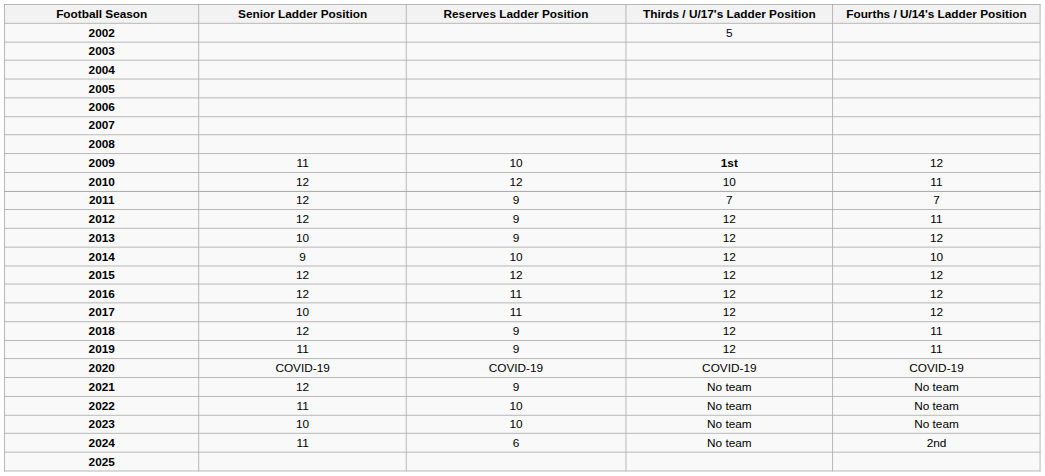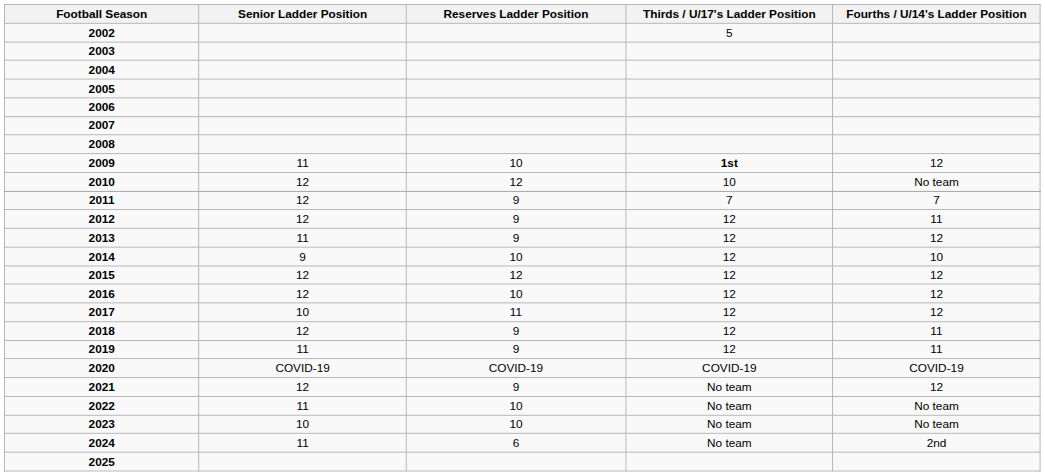(936, 182) 11 -> (936, 182) No team
(303, 238) 10 -> (303, 238) 11
(516, 294) 11 -> (516, 294) 10
(936, 387) No team -> (936, 387) 12
